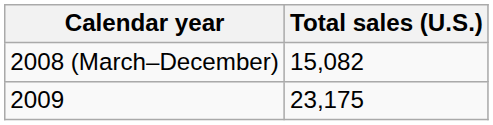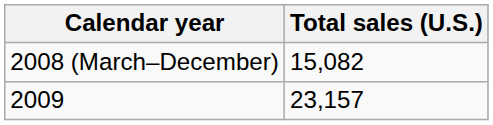(327, 100) 23,175 -> (327, 100) 23,157
